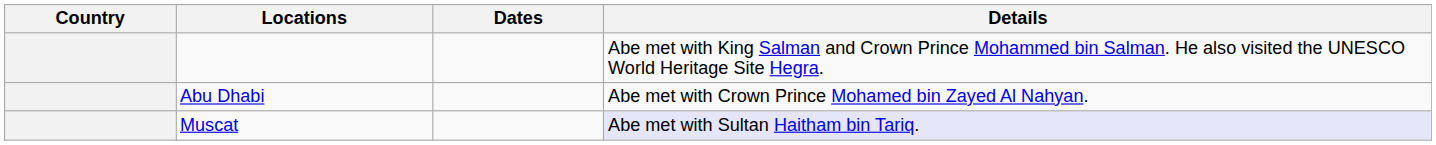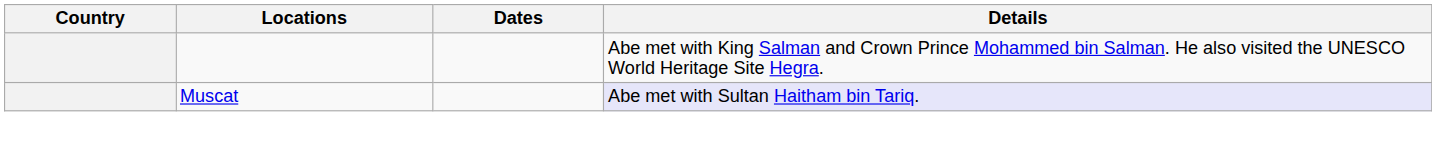- row: (222, 96)
